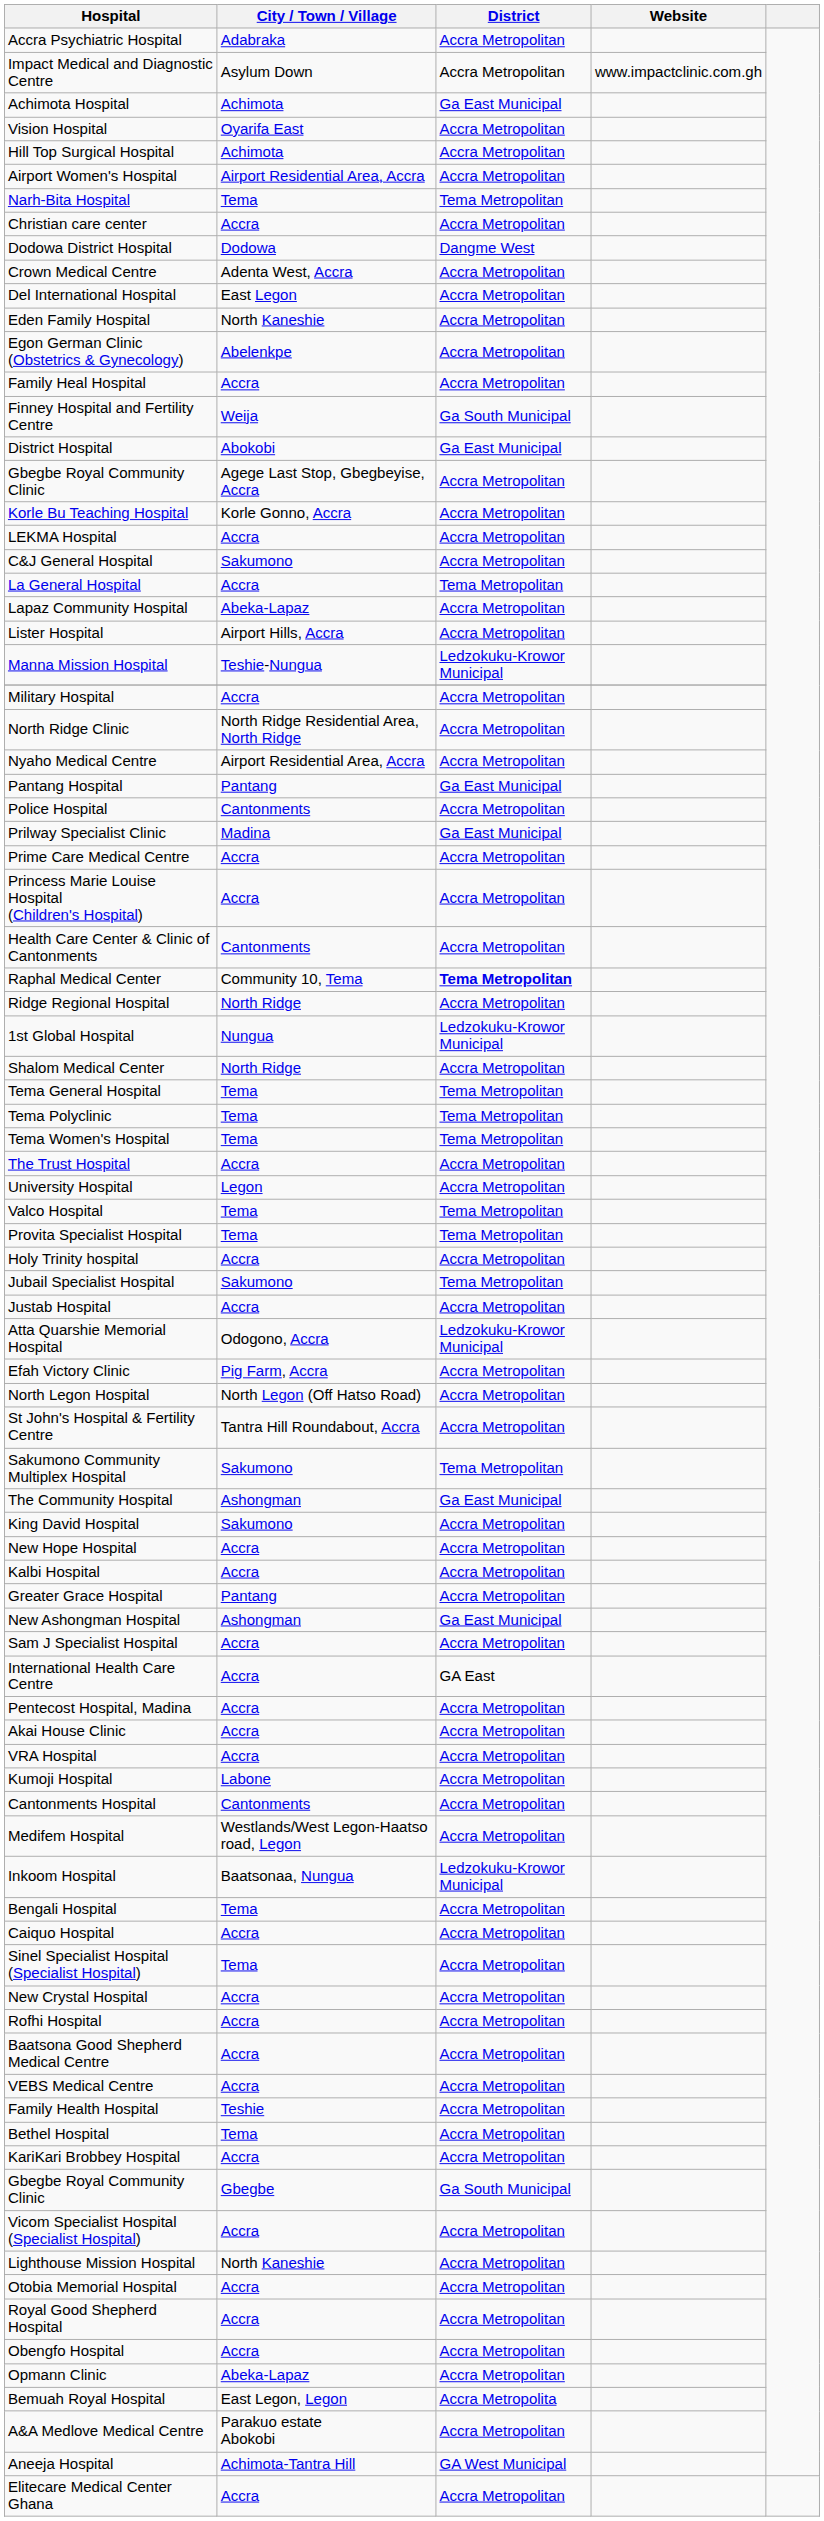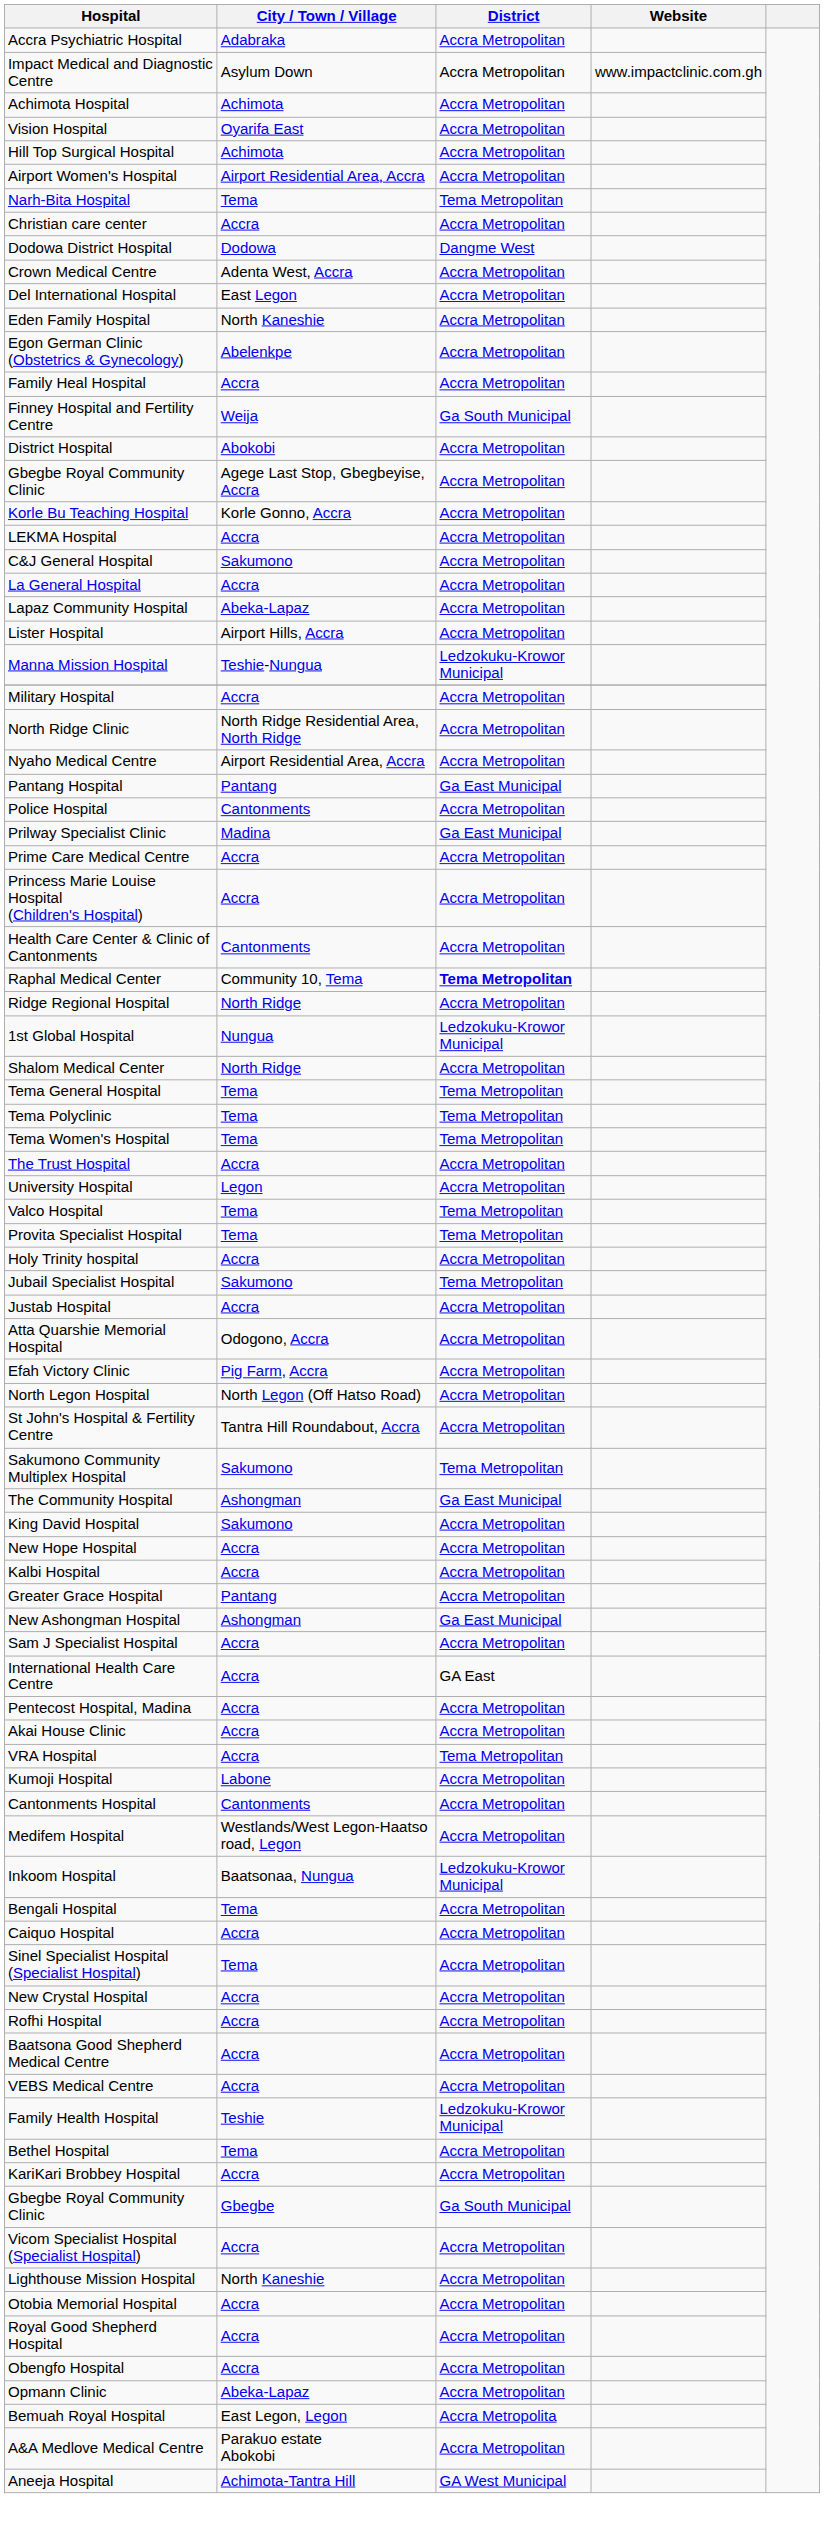(500, 104) Ga East Municipal -> (502, 104) Accra Metropolitan
(500, 448) Ga East Municipal -> (502, 448) Accra Metropolitan
(501, 585) Tema Metropolitan -> (502, 585) Accra Metropolitan
(502, 1339) Ledzokuku-Krowor Municipal -> (502, 1339) Accra Metropolitan
(502, 1756) Accra Metropolitan -> (501, 1756) Tema Metropolitan
(502, 2109) Accra Metropolitan -> (502, 2118) Ledzokuku-Krowor Municipal
- row: (90, 2496)
